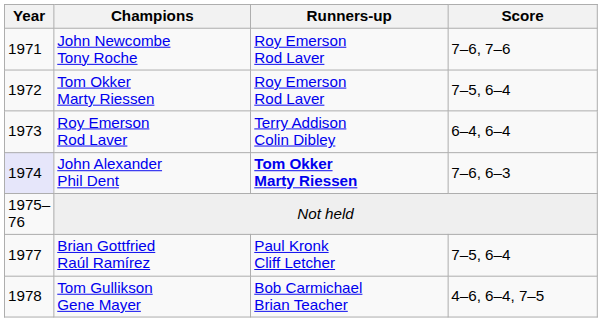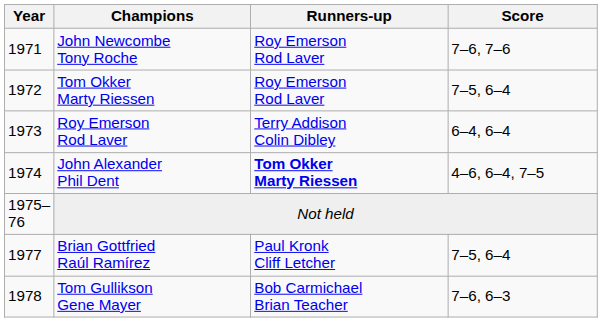(25, 172) lavender background -> (25, 172) no background
(481, 172) 7–6, 6–3 -> (498, 172) 4–6, 6–4, 7–5
(498, 296) 4–6, 6–4, 7–5 -> (481, 296) 7–6, 6–3
